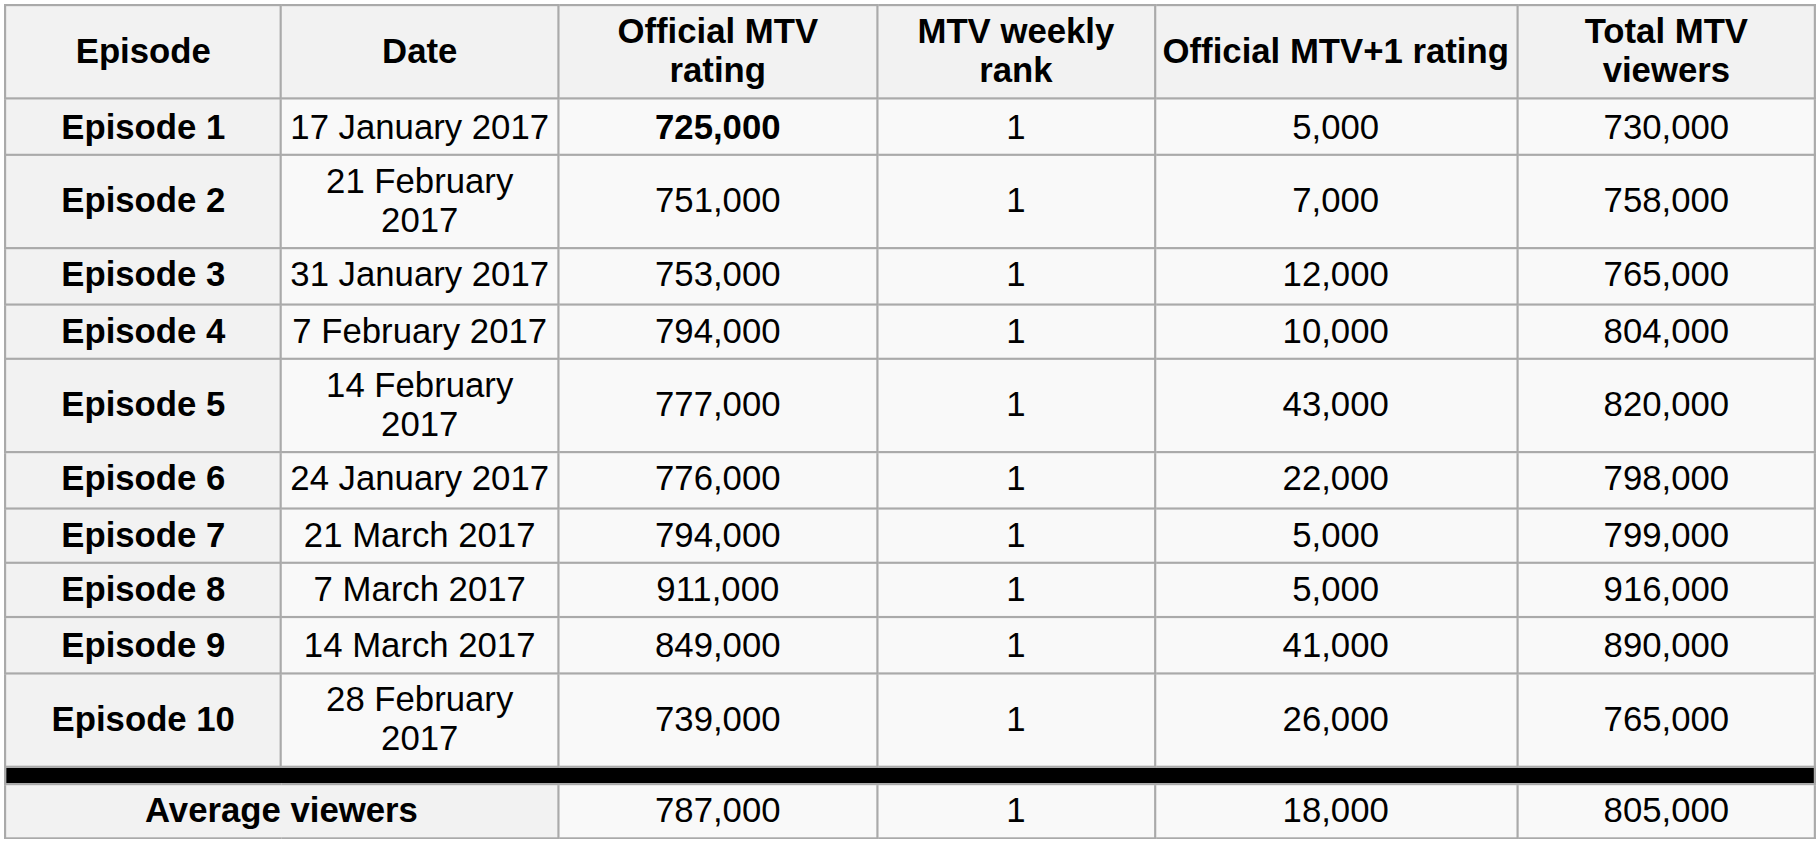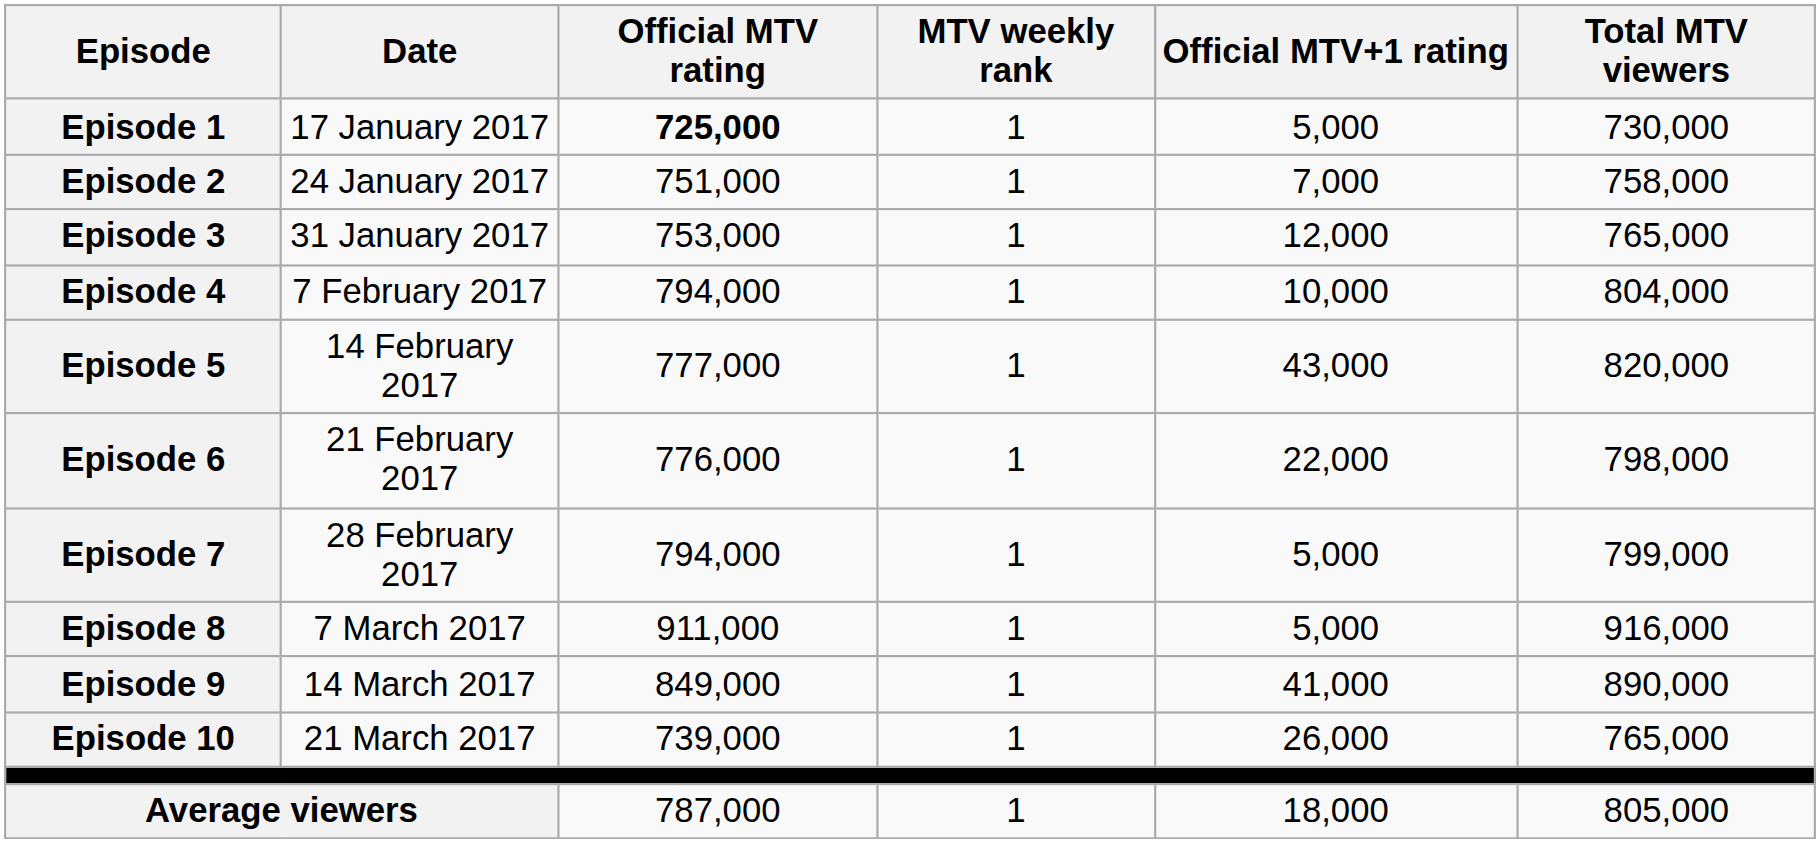(420, 200) 21 February 2017 -> (420, 181) 24 January 2017
(420, 479) 24 January 2017 -> (420, 460) 21 February 2017
(420, 534) 21 March 2017 -> (420, 554) 28 February 2017
(420, 719) 28 February 2017 -> (420, 738) 21 March 2017
